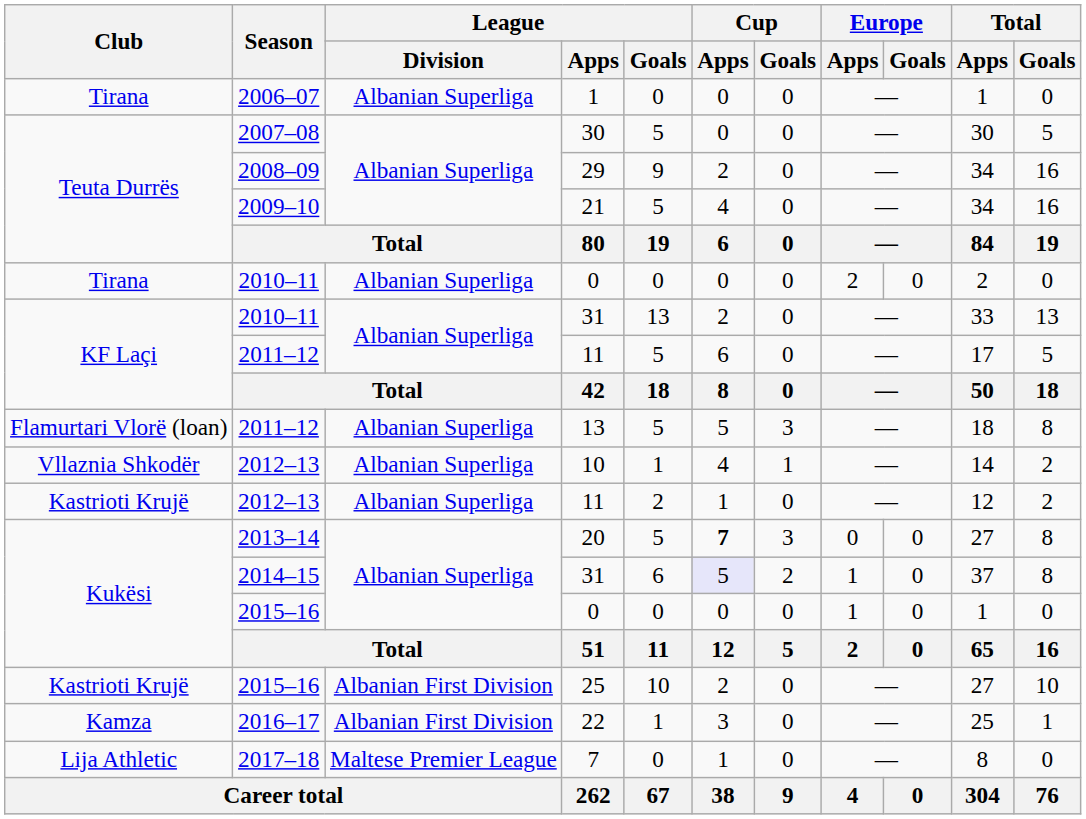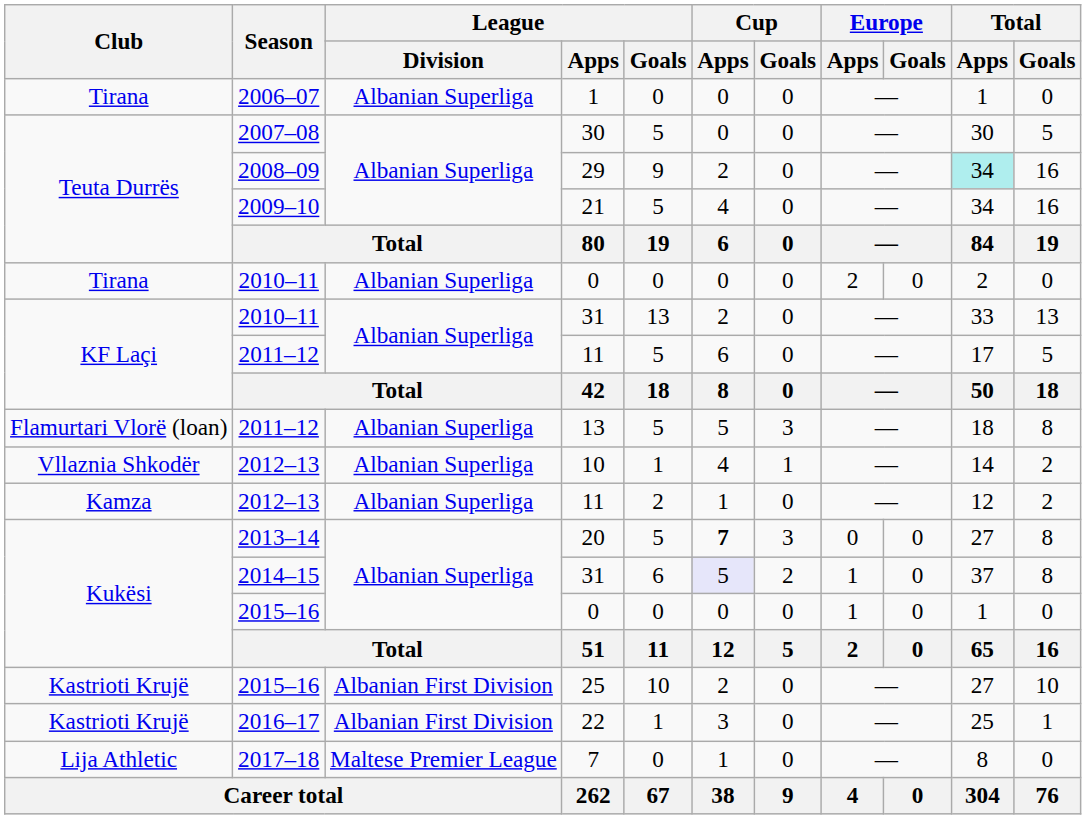(982, 170) no background -> (982, 170) paleturquoise background
(119, 501) Kastrioti Krujë -> (119, 501) Kamza
(119, 721) Kamza -> (119, 721) Kastrioti Krujë
